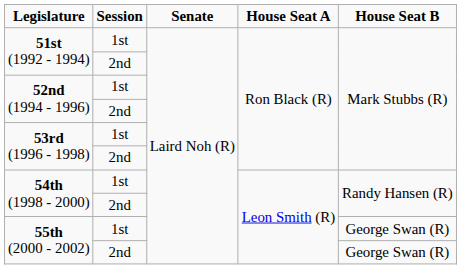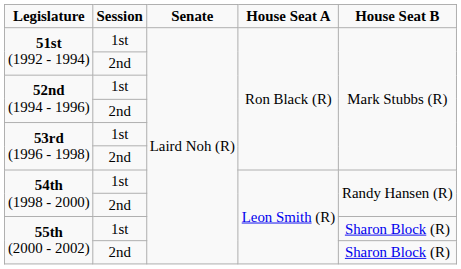(397, 228) George Swan (R) -> (397, 228) Sharon Block (R)
(397, 252) George Swan (R) -> (397, 252) Sharon Block (R)
